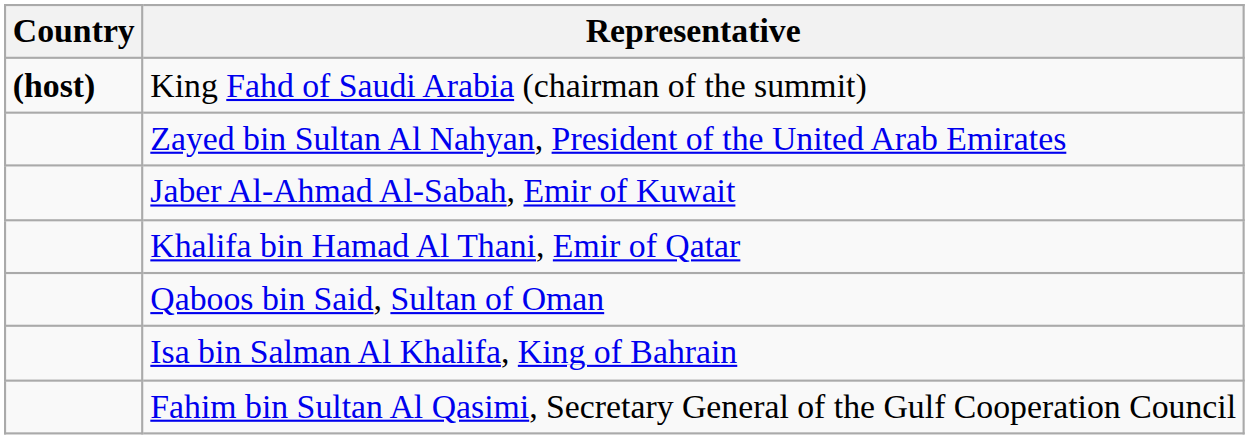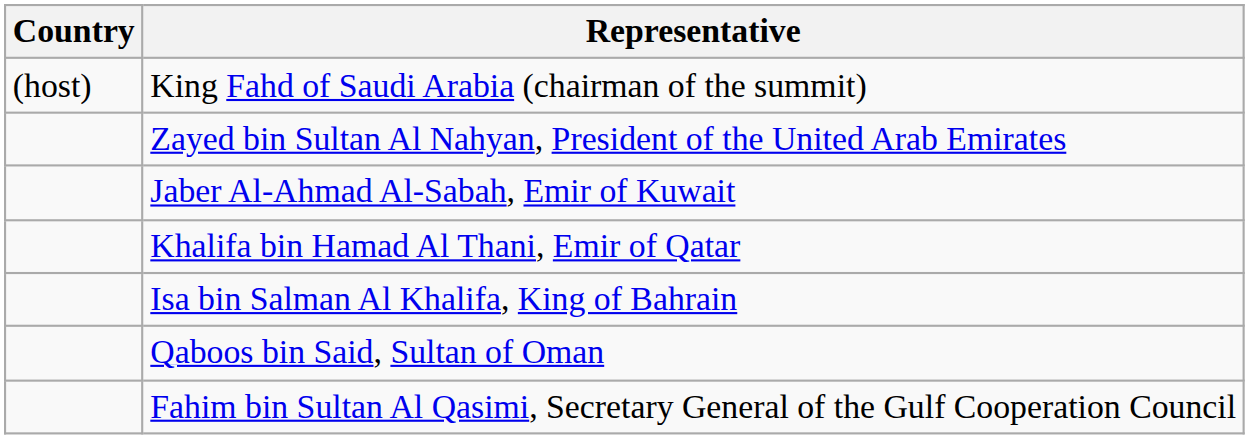(54, 84) bold -> (52, 84) normal
rows swapped: (444, 352) <-> (377, 298)
